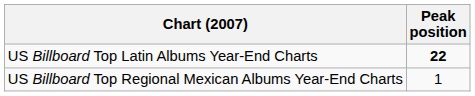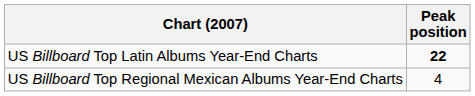(438, 79) 1 -> (438, 79) 4
